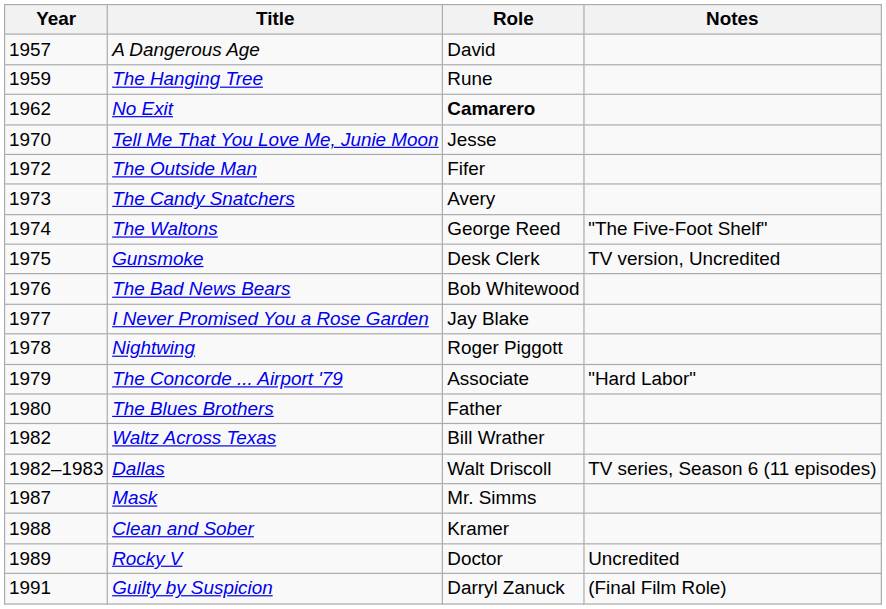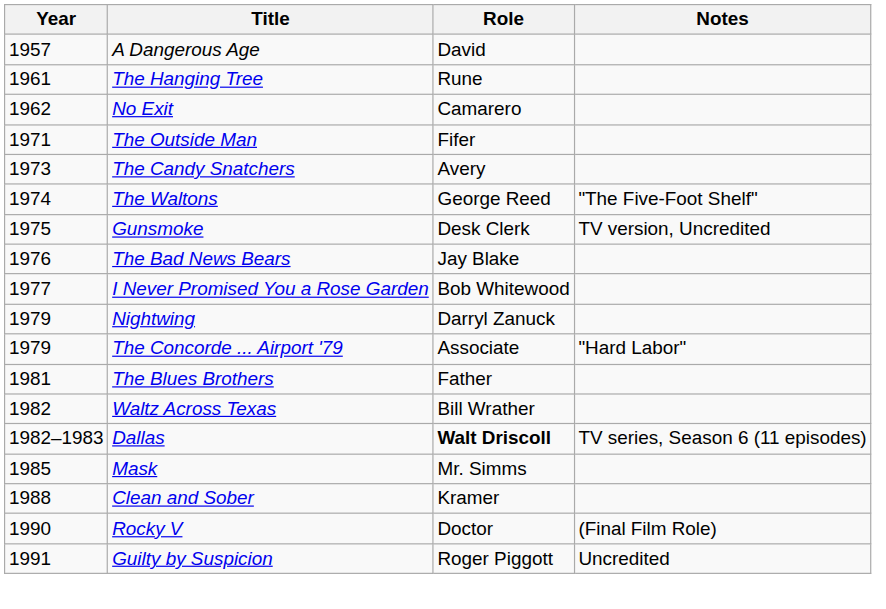(30, 79) 1959 -> (30, 79) 1961
(491, 109) bold -> (479, 109) normal
- row: (275, 139)
(30, 169) 1972 -> (30, 139) 1971
(513, 288) Bob Whitewood -> (478, 259) Jay Blake
(488, 318) Jay Blake -> (504, 288) Bob Whitewood
(30, 348) 1978 -> (30, 318) 1979
(505, 348) Roger Piggott -> (496, 318) Darryl Zanuck
(30, 408) 1980 -> (30, 378) 1981
(499, 468) normal -> (494, 438) bold
(30, 498) 1987 -> (30, 468) 1985
(30, 558) 1989 -> (30, 528) 1990
(634, 558) Uncredited -> (648, 528) (Final Film Role)
(506, 588) Darryl Zanuck -> (495, 558) Roger Piggott
(657, 588) (Final Film Role) -> (624, 558) Uncredited
